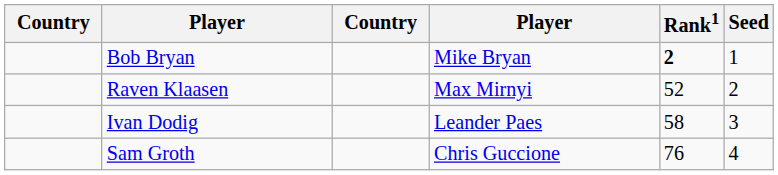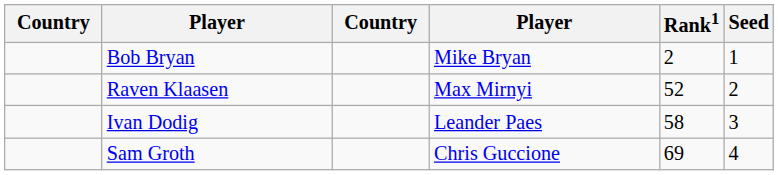(669, 57) bold -> (669, 57) normal
(674, 153) 76 -> (674, 153) 69
